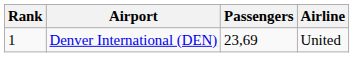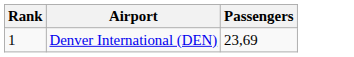- column: (323, 16)
